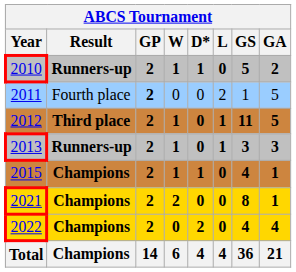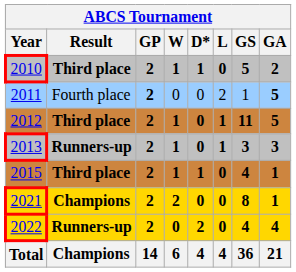(92, 68) Runners-up -> (92, 68) Third place
(275, 94) normal -> (275, 94) bold
(91, 173) Champions -> (91, 173) Third place
(92, 227) Champions -> (92, 227) Runners-up
